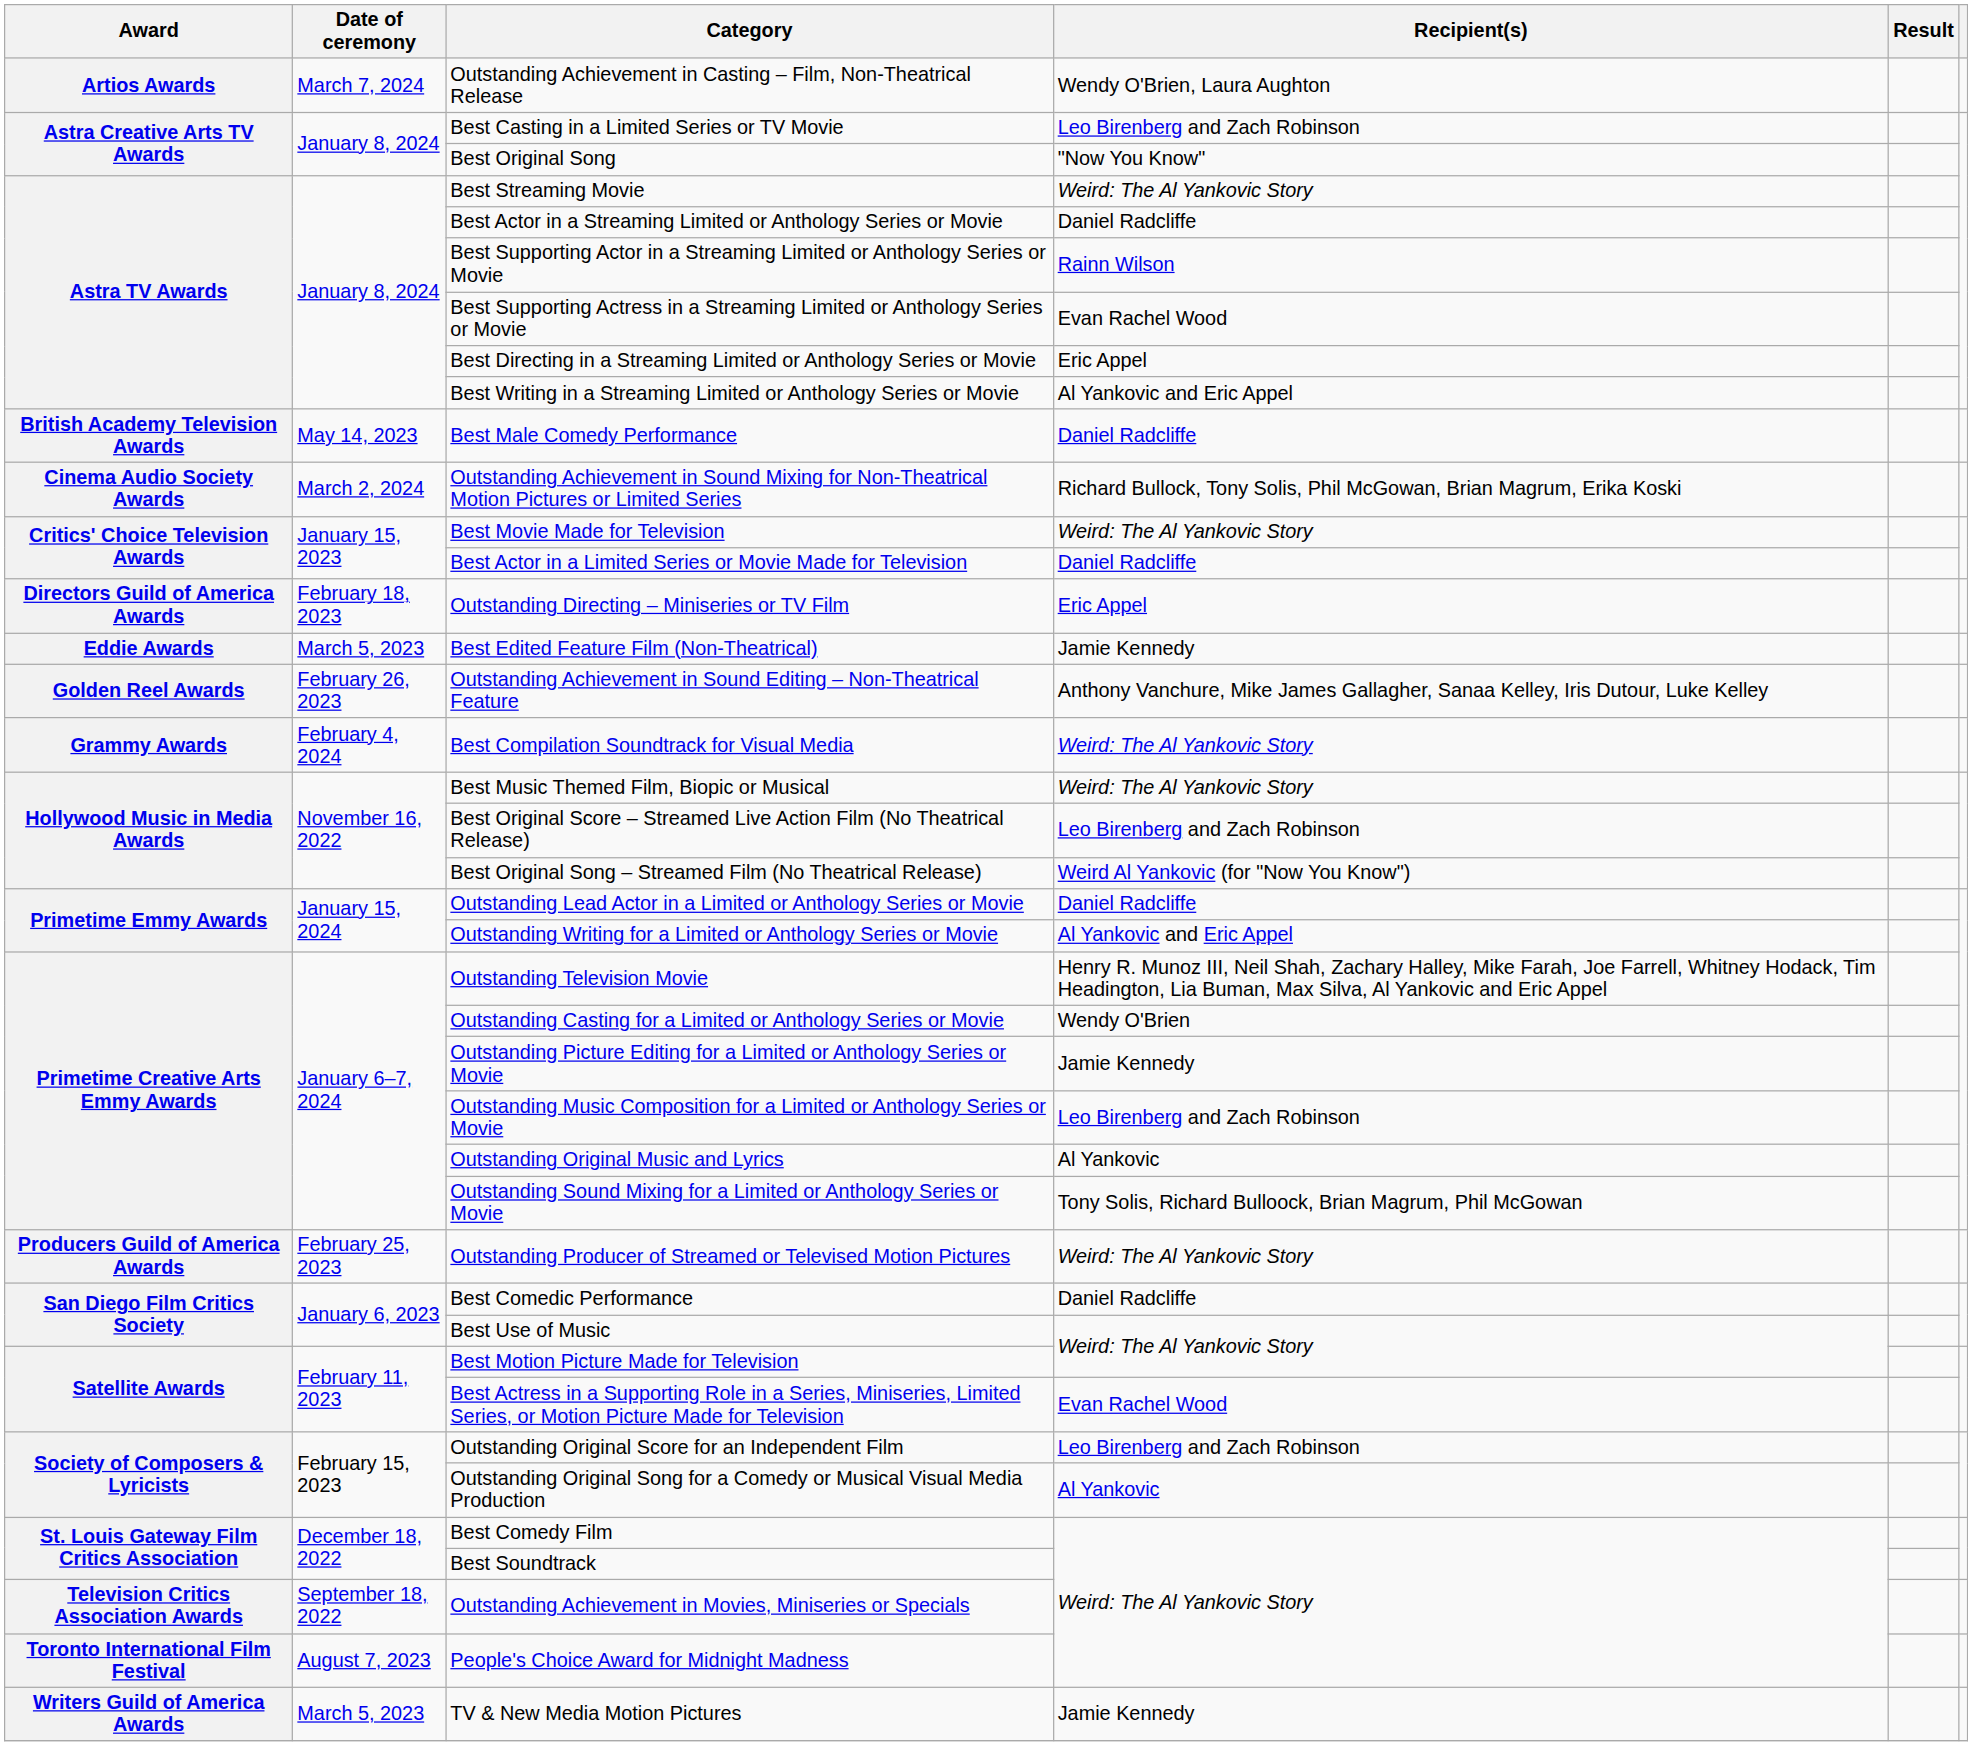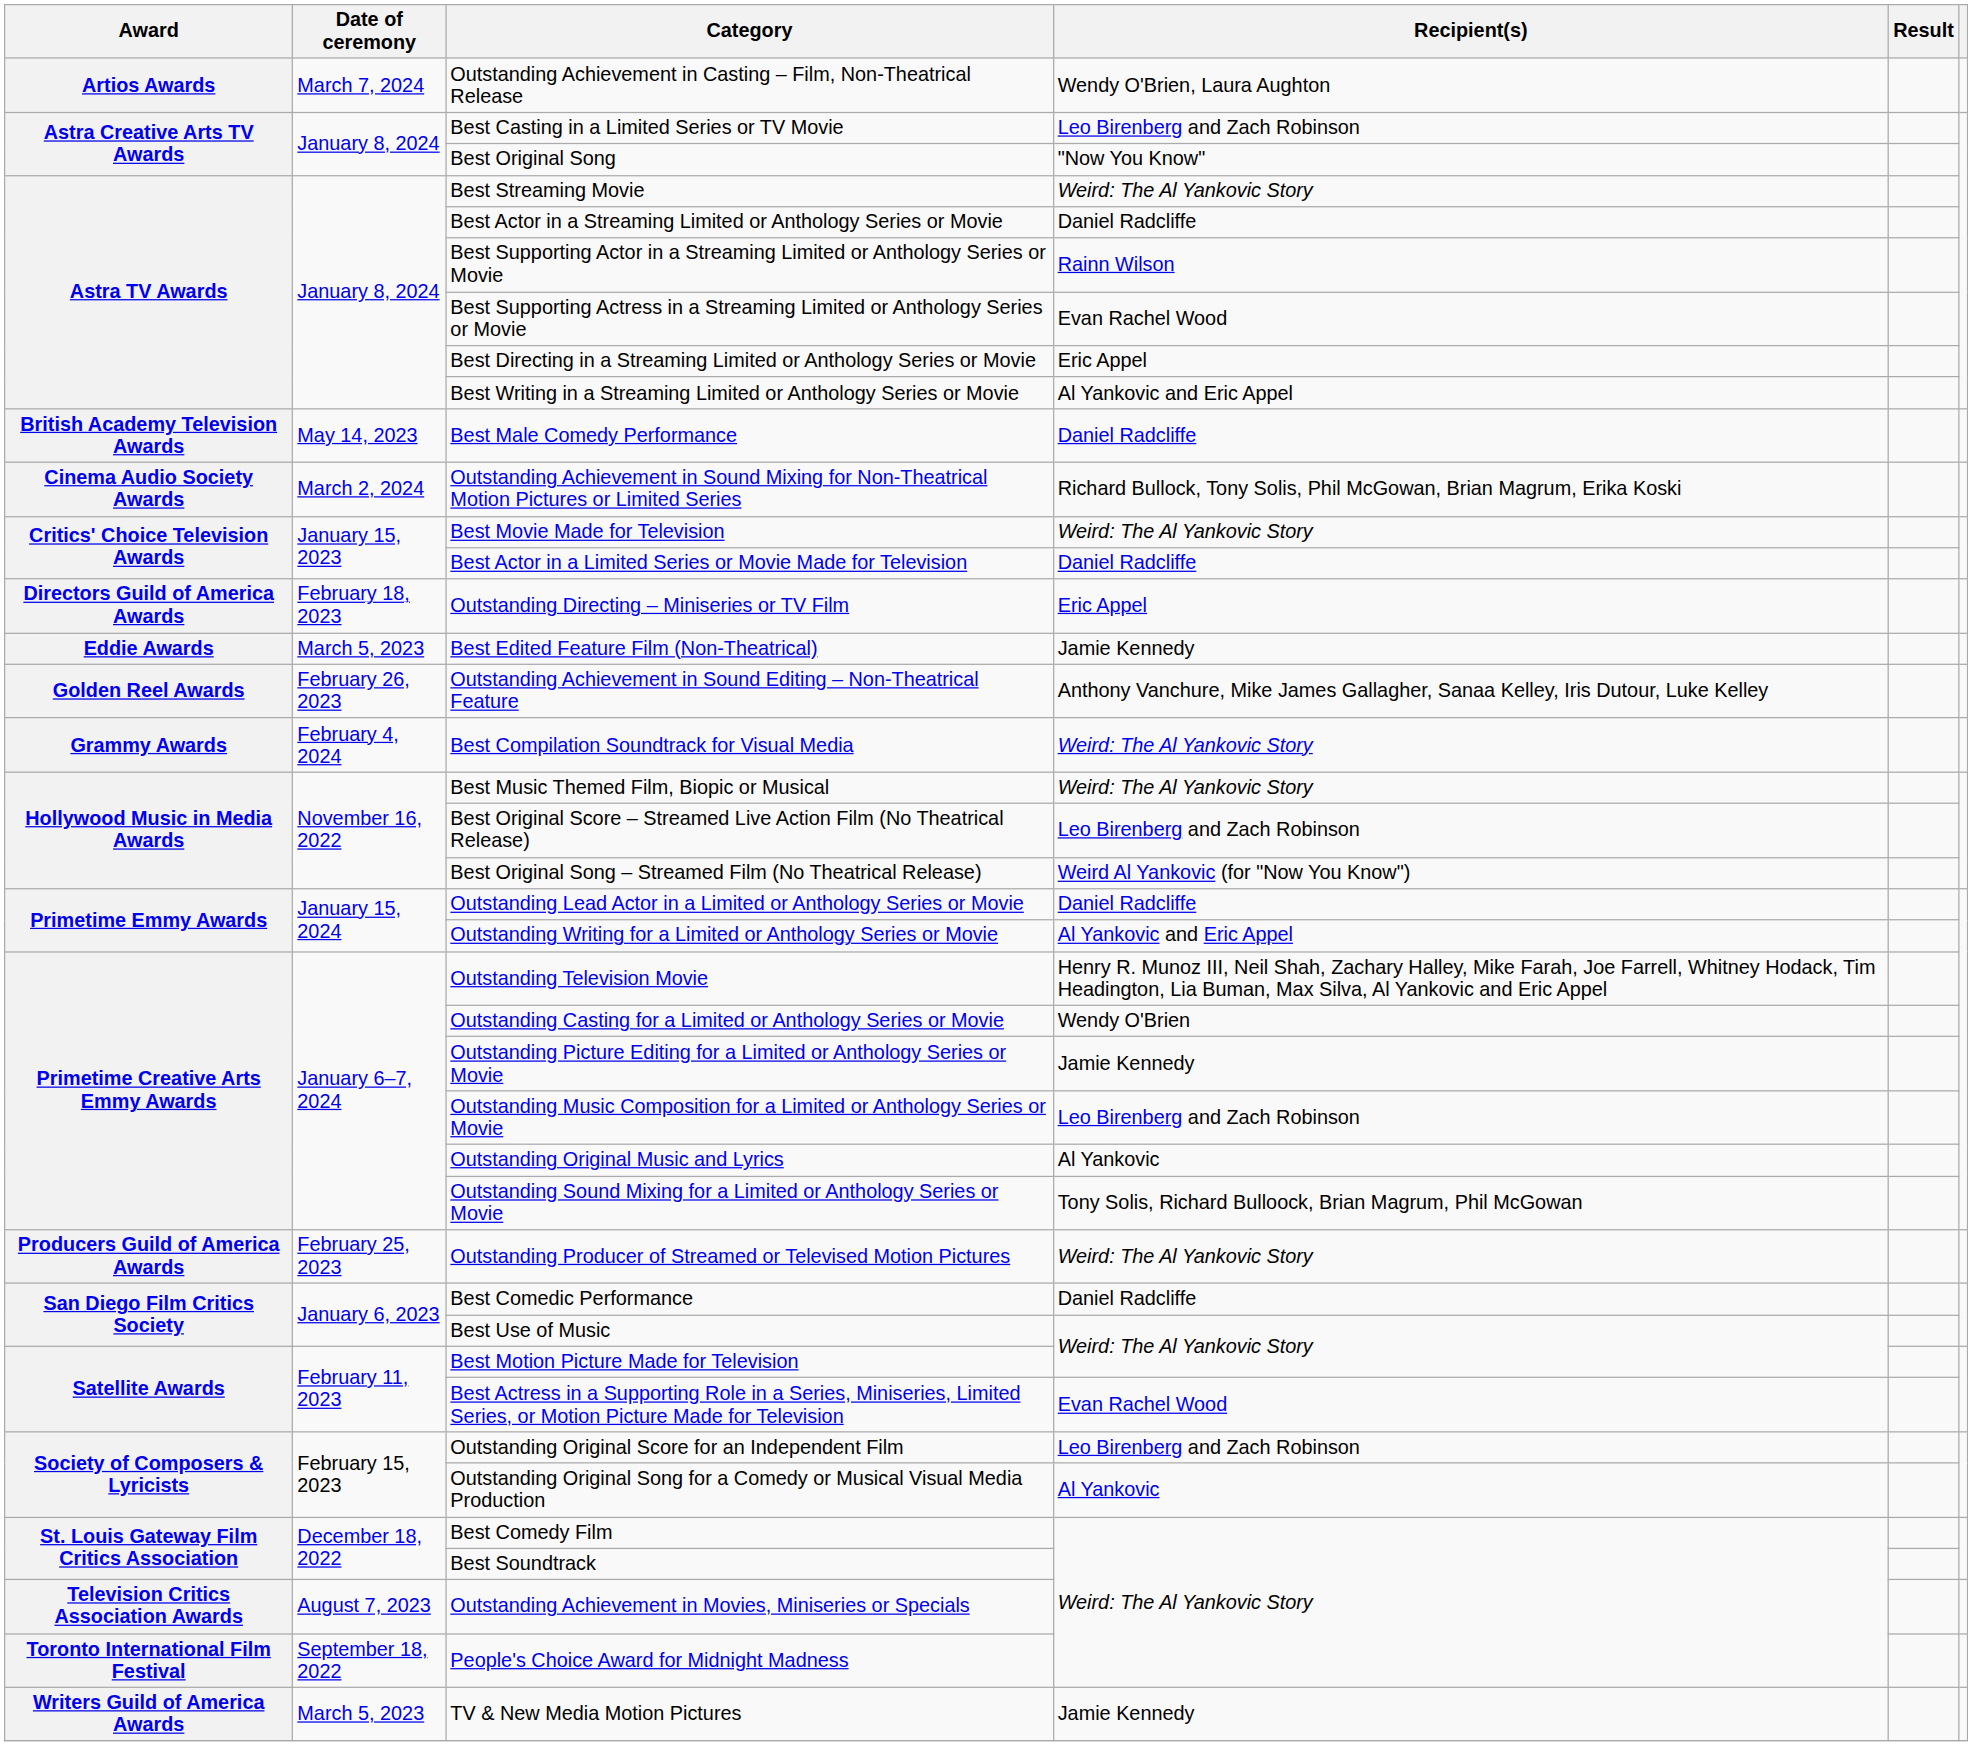(362, 1606) September 18, 2022 -> (364, 1606) August 7, 2023
(364, 1660) August 7, 2023 -> (362, 1660) September 18, 2022
